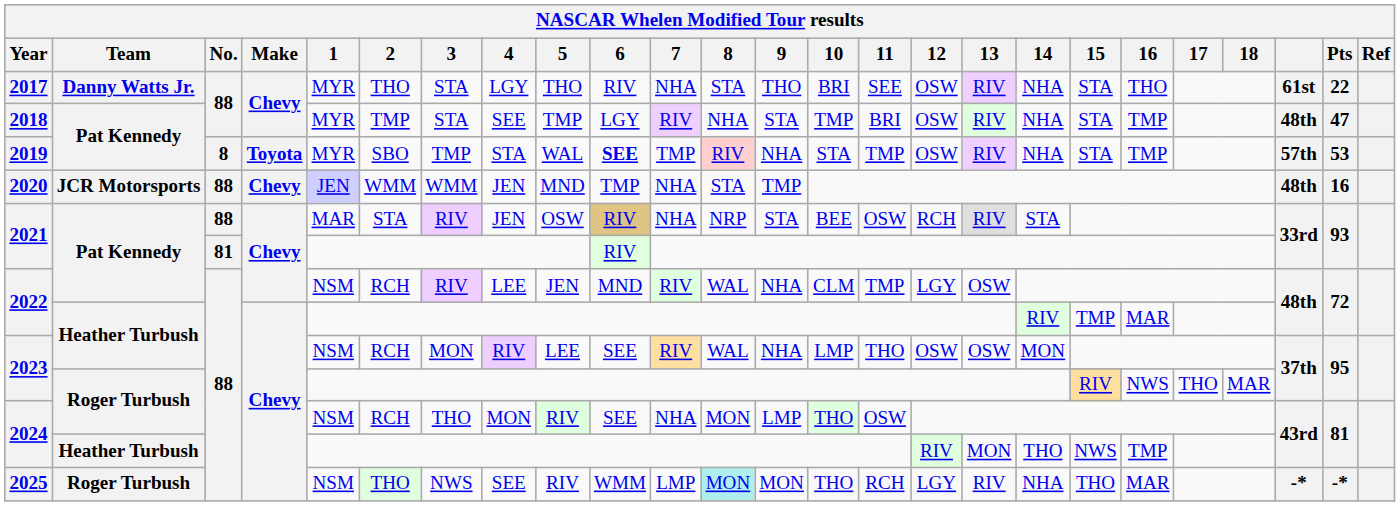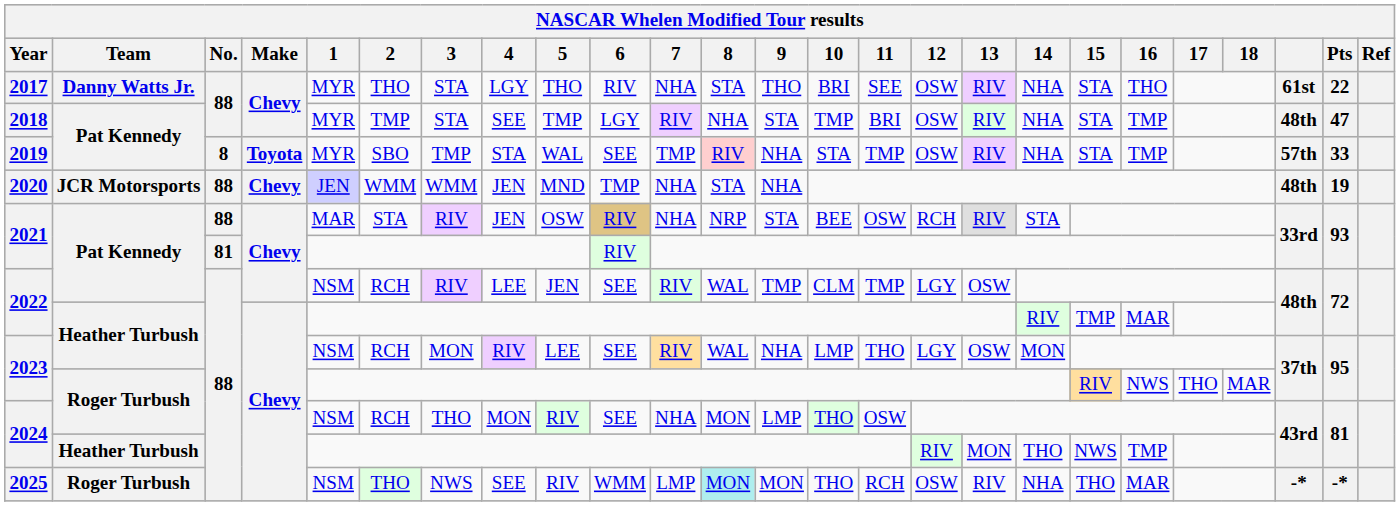(620, 153) bold -> (620, 153) normal
(1340, 153) 53 -> (1340, 153) 33
(782, 186) TMP -> (782, 186) NHA
(1340, 186) 16 -> (1340, 186) 19
(620, 285) MND -> (620, 285) SEE
(782, 285) NHA -> (782, 285) TMP
(936, 351) OSW -> (936, 351) LGY
(936, 483) LGY -> (936, 483) OSW
